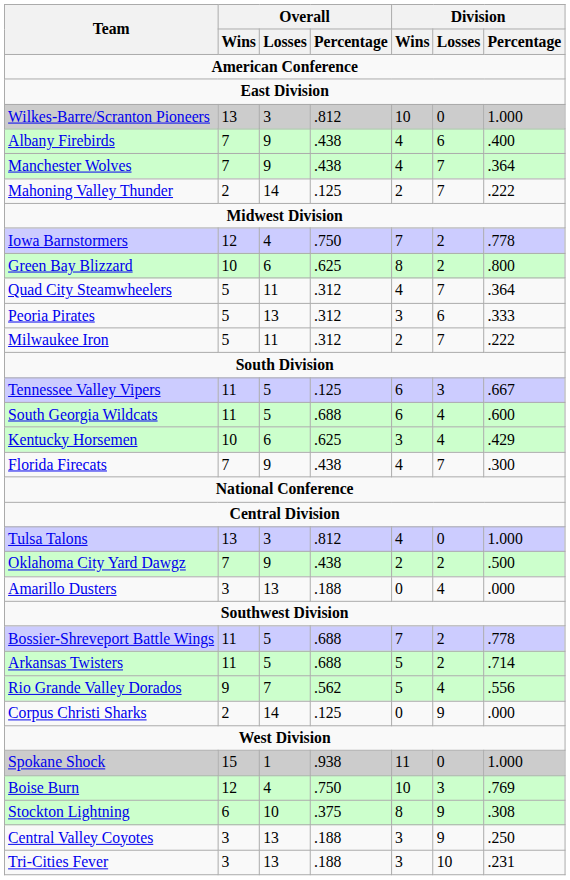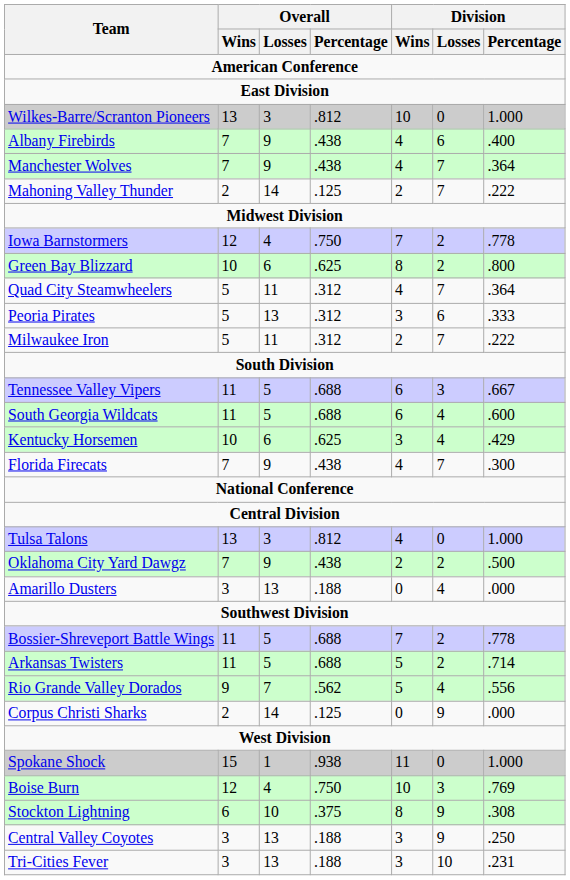(328, 389) .125 -> (328, 389) .688
